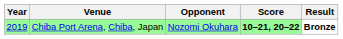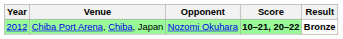(17, 27) 2019 -> (17, 27) 2012
